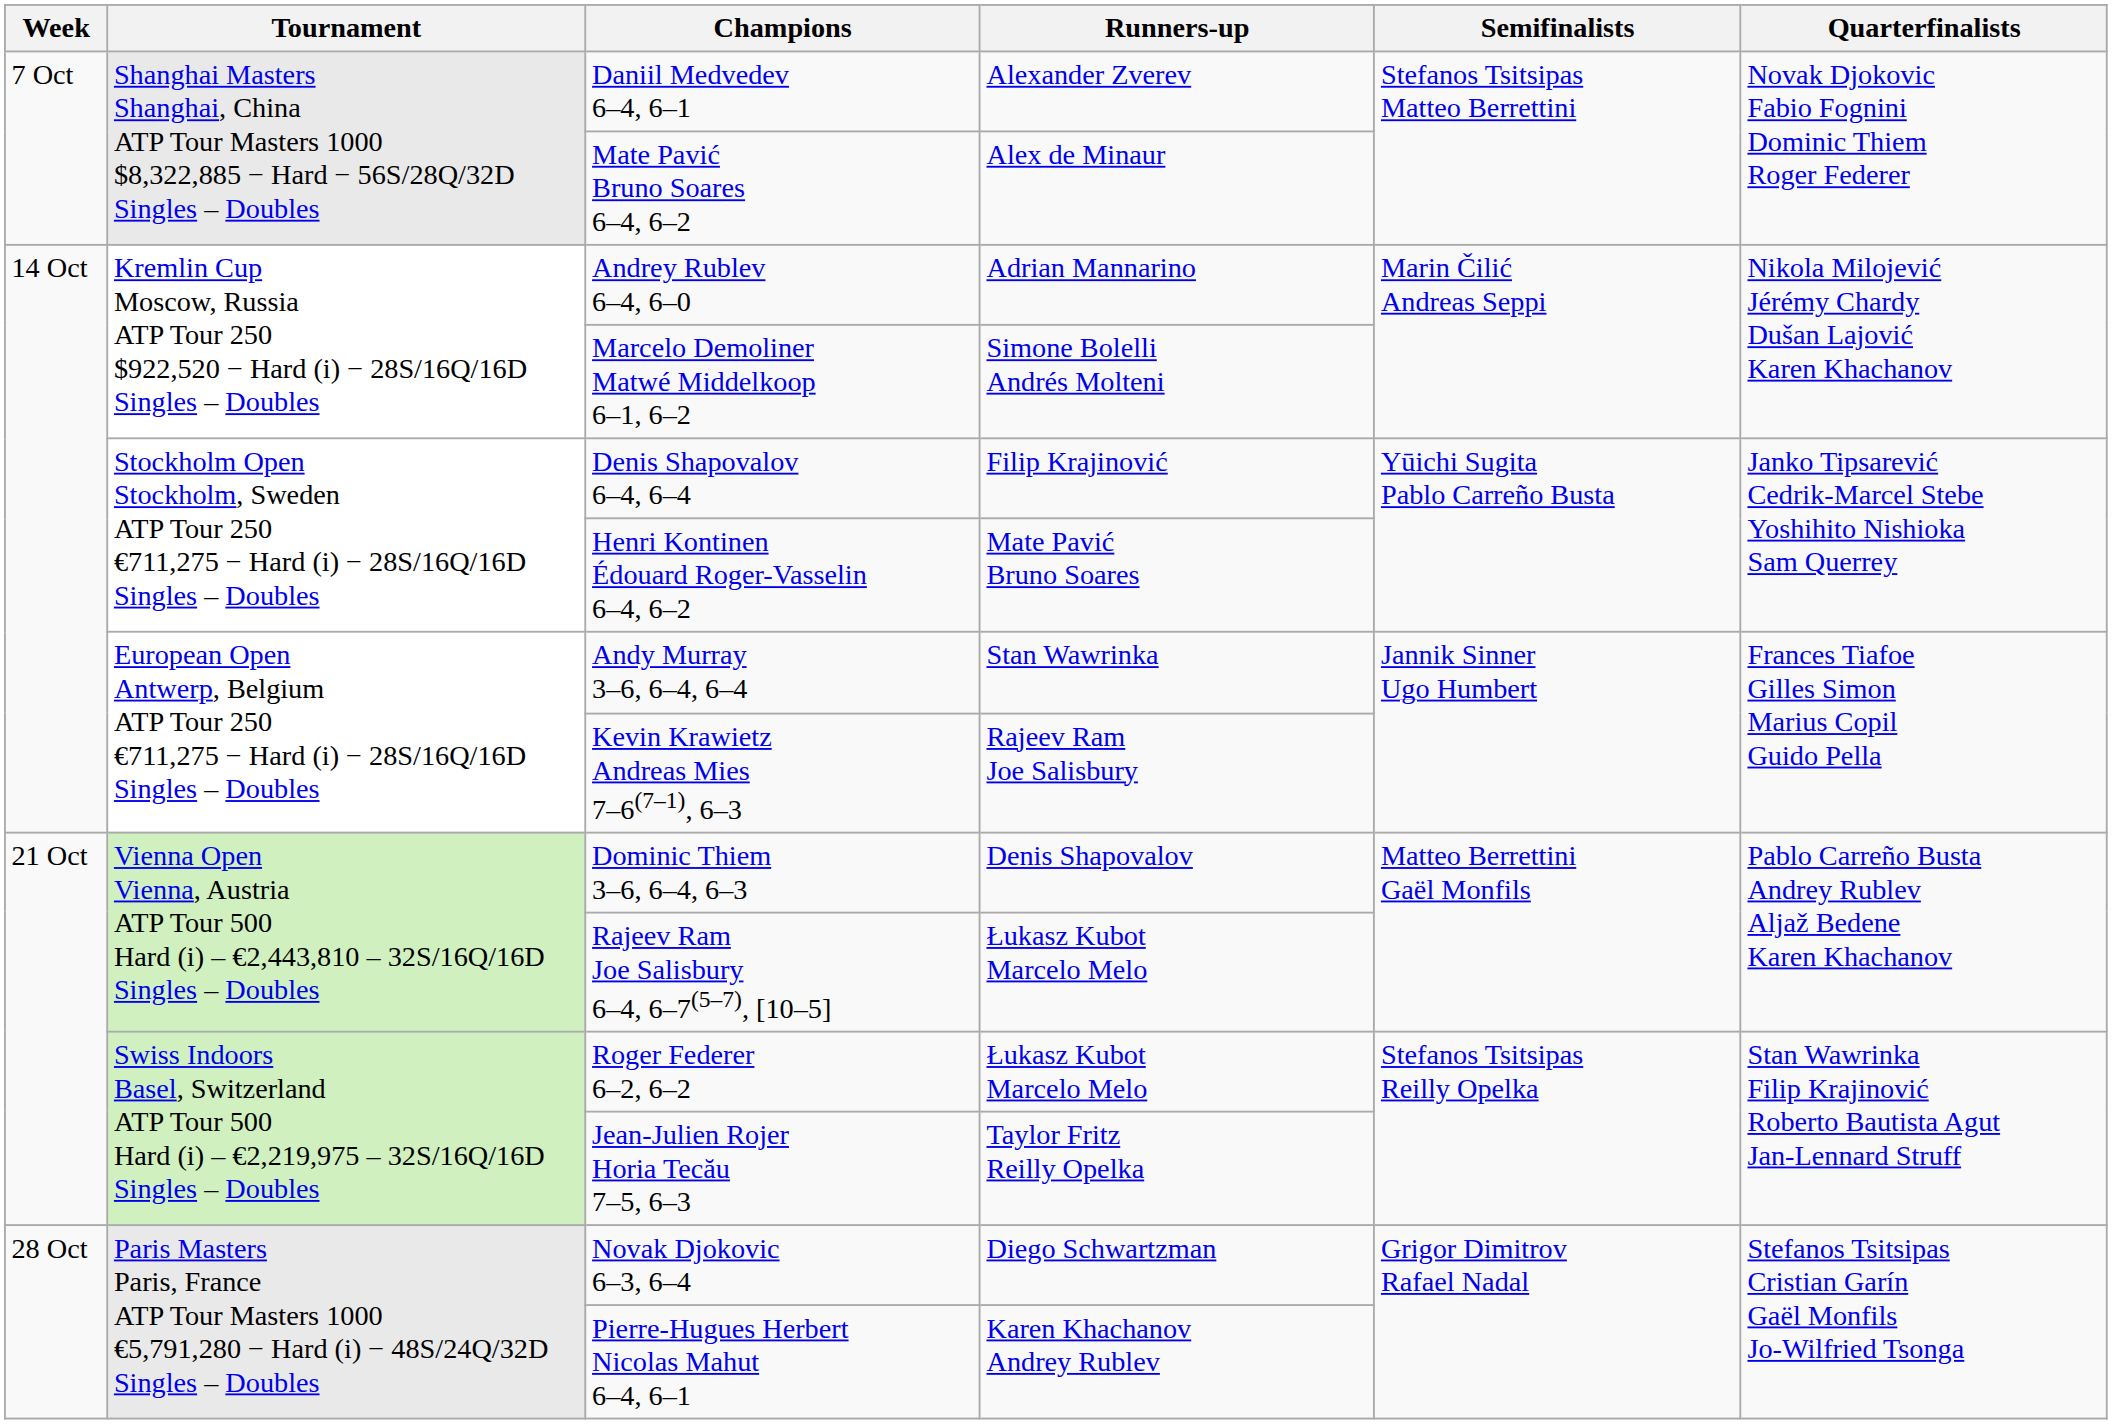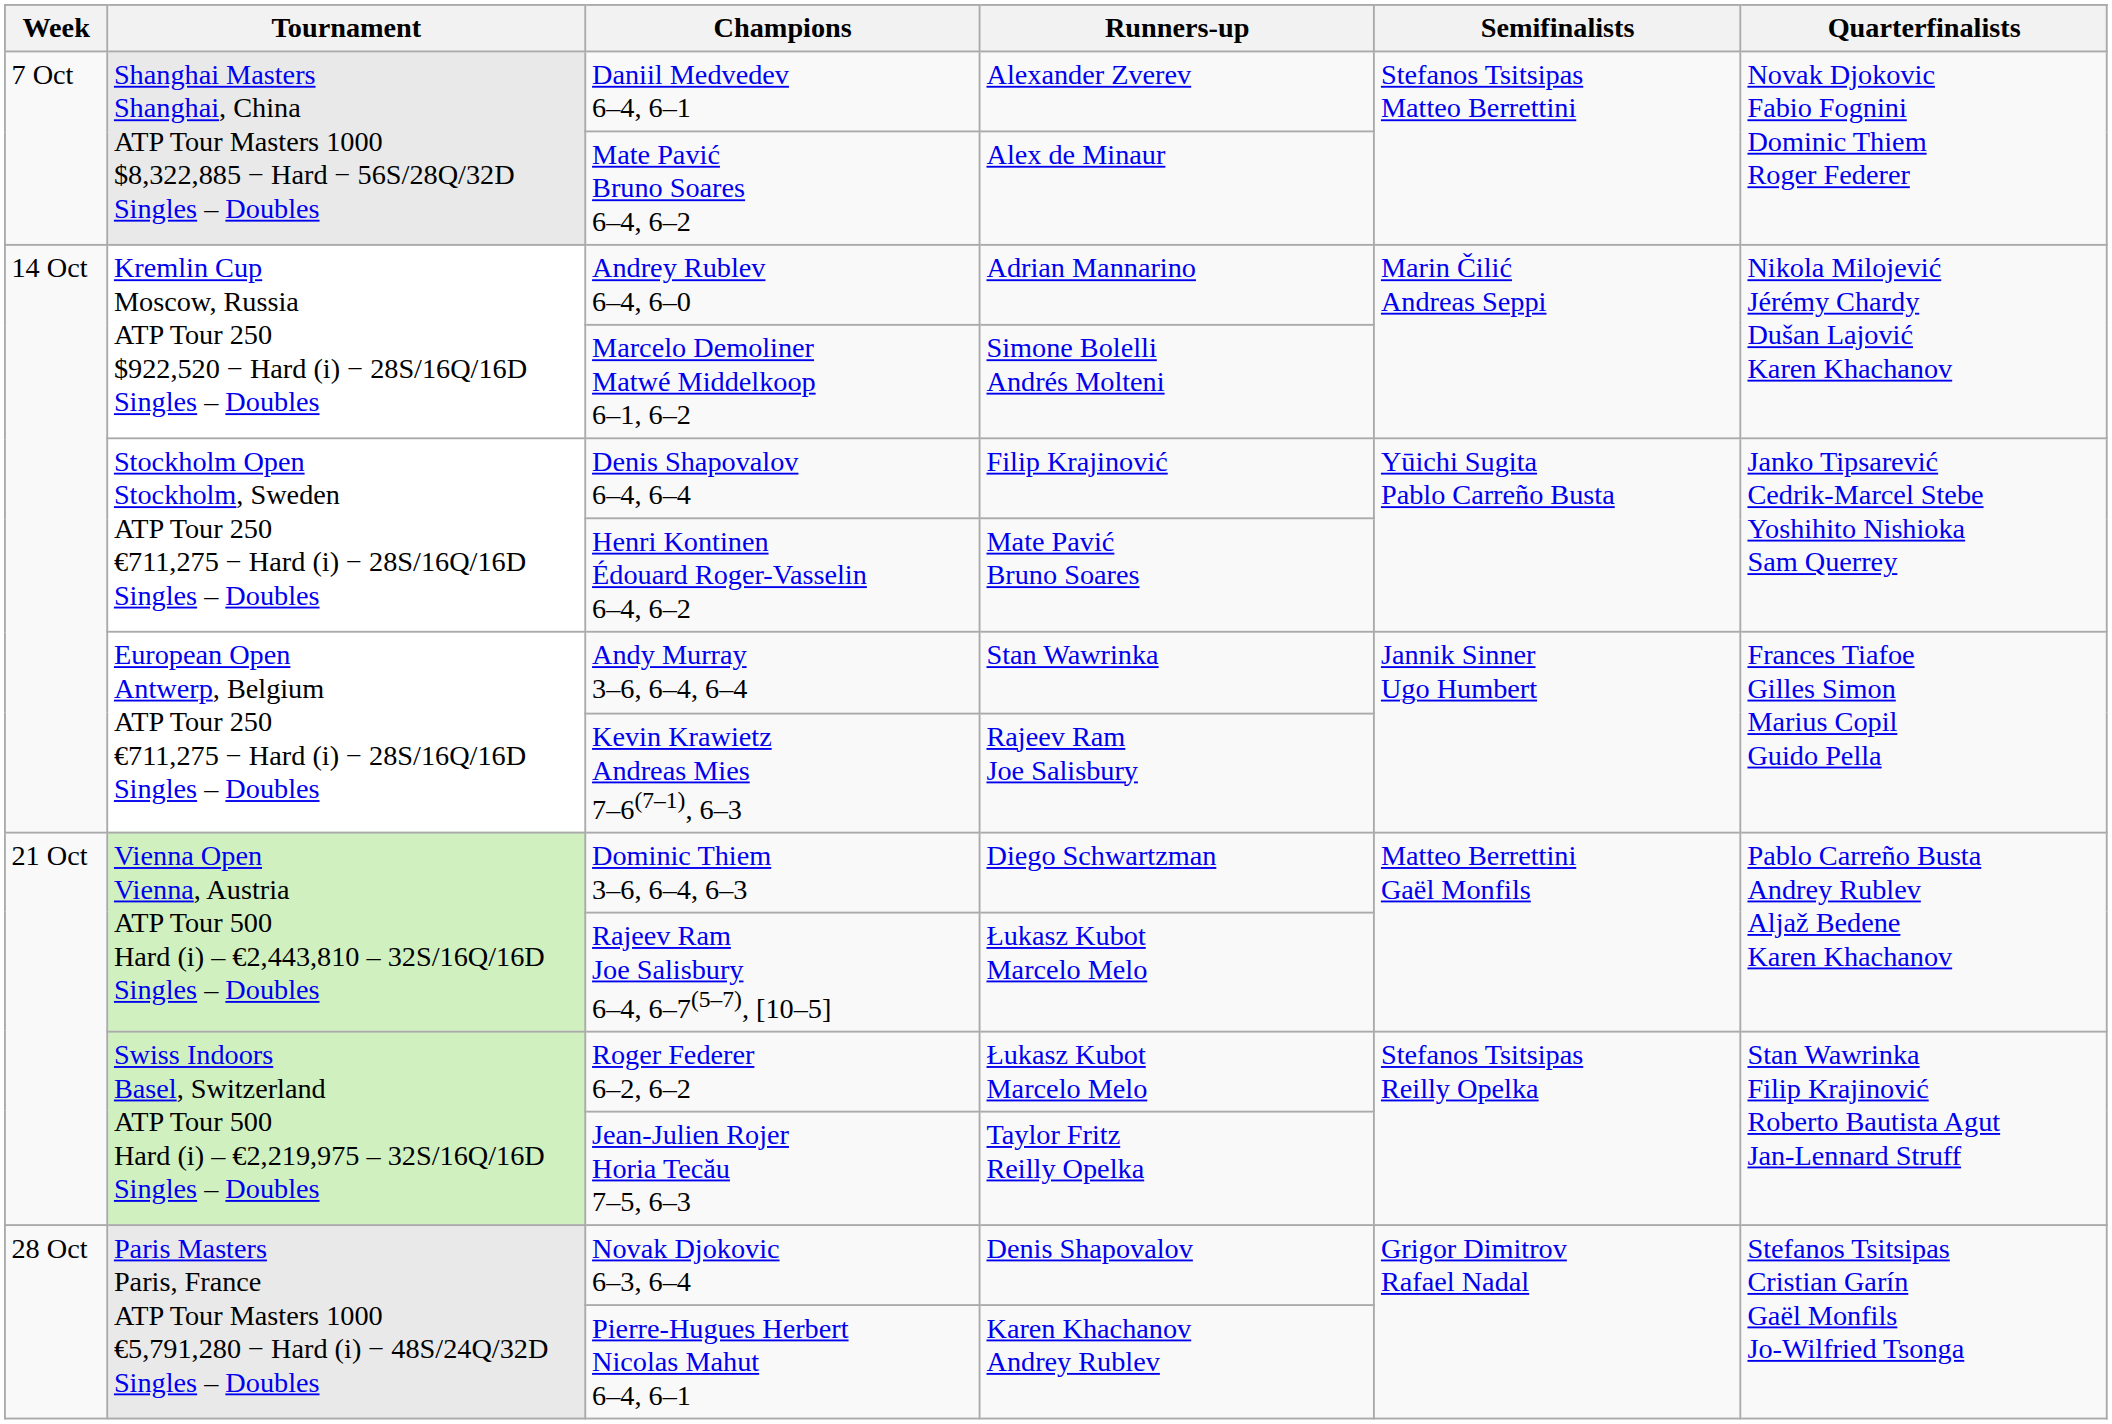(1090, 854) Denis Shapovalov -> (1101, 854) Diego Schwartzman
(1101, 1248) Diego Schwartzman -> (1090, 1248) Denis Shapovalov
